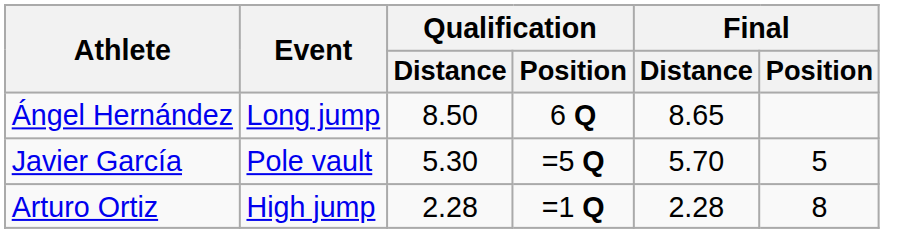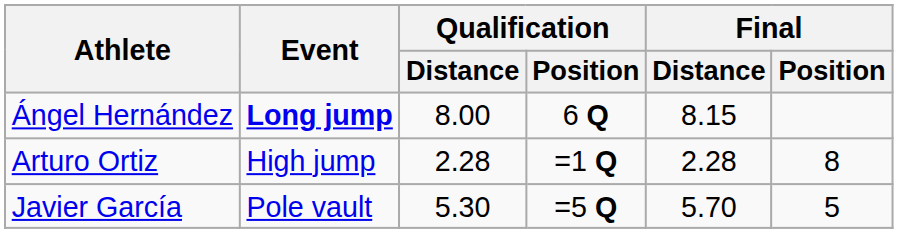(313, 116) normal -> (320, 116) bold
(450, 116) 8.50 -> (463, 116) 8.00
(696, 116) 8.65 -> (709, 116) 8.15
rows swapped: (85, 207) <-> (97, 161)
